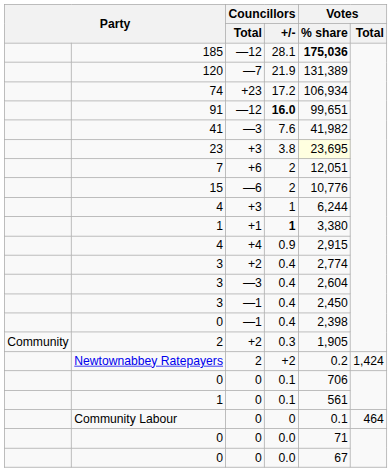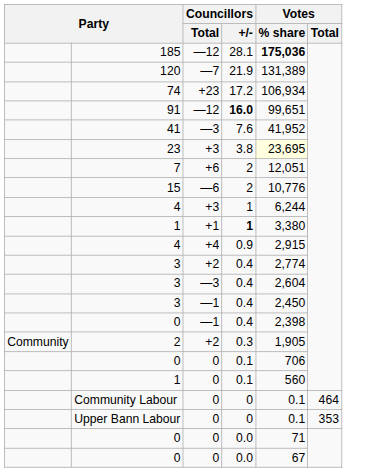(329, 129) 41,982 -> (287, 129) 41,952
- row: (149, 361)
(338, 399) 561 -> (295, 380) 560
+ row: (127, 419)
